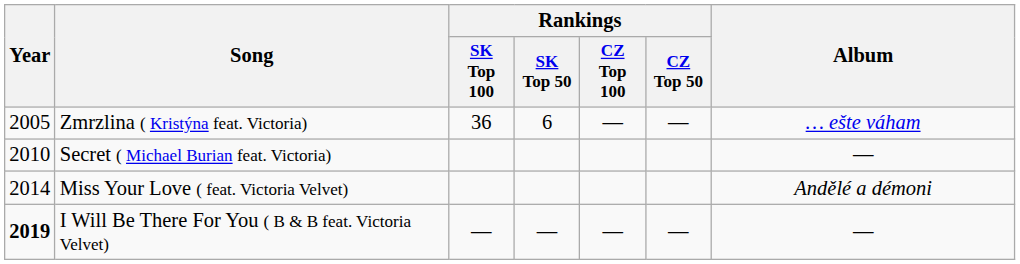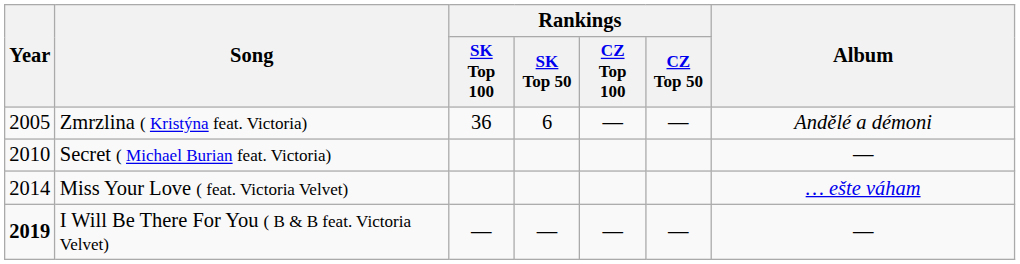(863, 122) … ešte váham -> (863, 122) Andělé a démoni
(863, 187) Andělé a démoni -> (863, 187) … ešte váham
